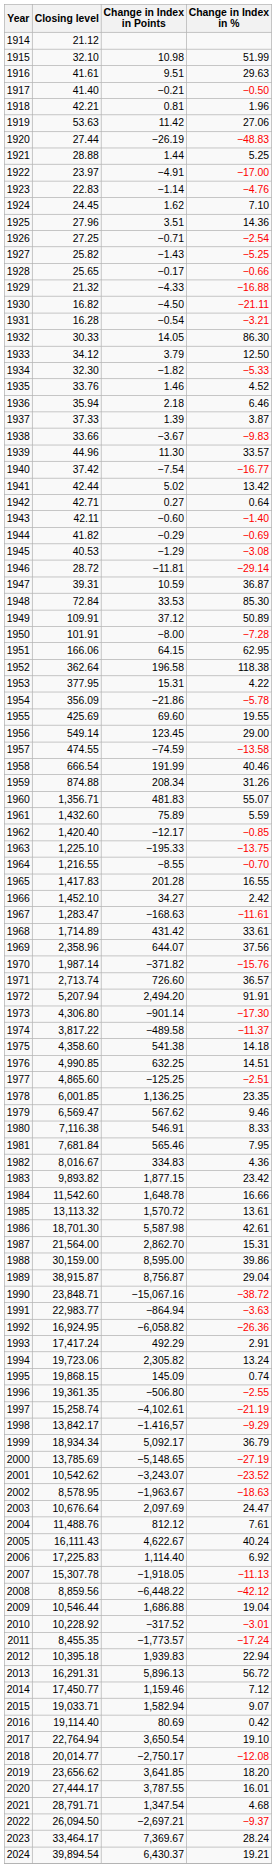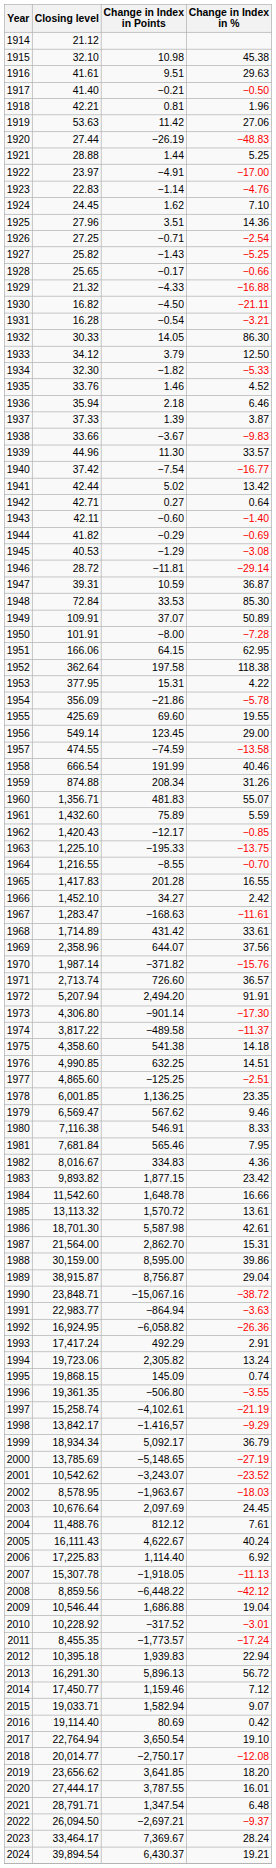(256, 57) 51.99 -> (256, 57) 45.38
(171, 618) 37.12 -> (171, 618) 37.07
(168, 667) 196.58 -> (168, 667) 197.58
(79, 832) 1,420.40 -> (79, 832) 1,420.43
(256, 1393) −2.55 -> (256, 1393) −3.55
(253, 1492) −18.63 -> (253, 1492) −18.03
(256, 1508) 24.47 -> (256, 1508) 24.45
(76, 1673) 16,291.31 -> (76, 1673) 16,291.30
(259, 1805) 4.68 -> (259, 1805) 6.48
